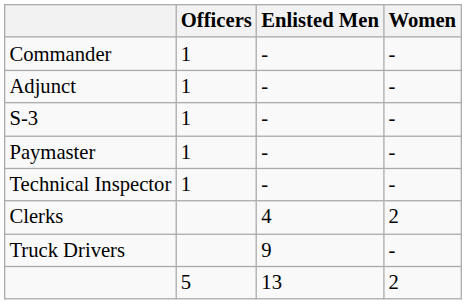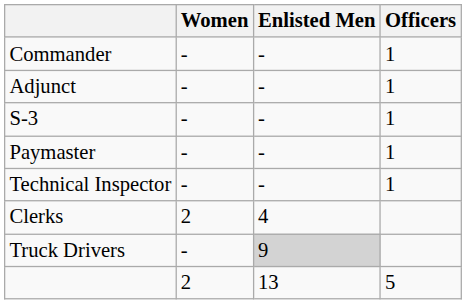columns swapped: (216, 20) <-> (422, 20)
(267, 250) no background -> (263, 250) lightgrey background
